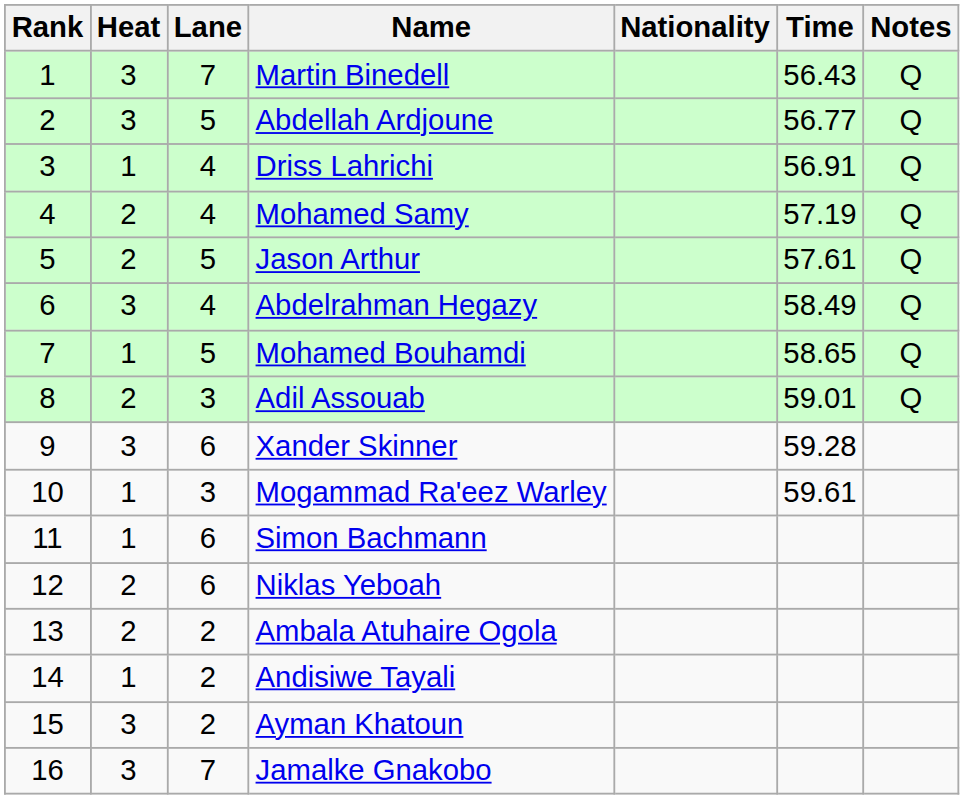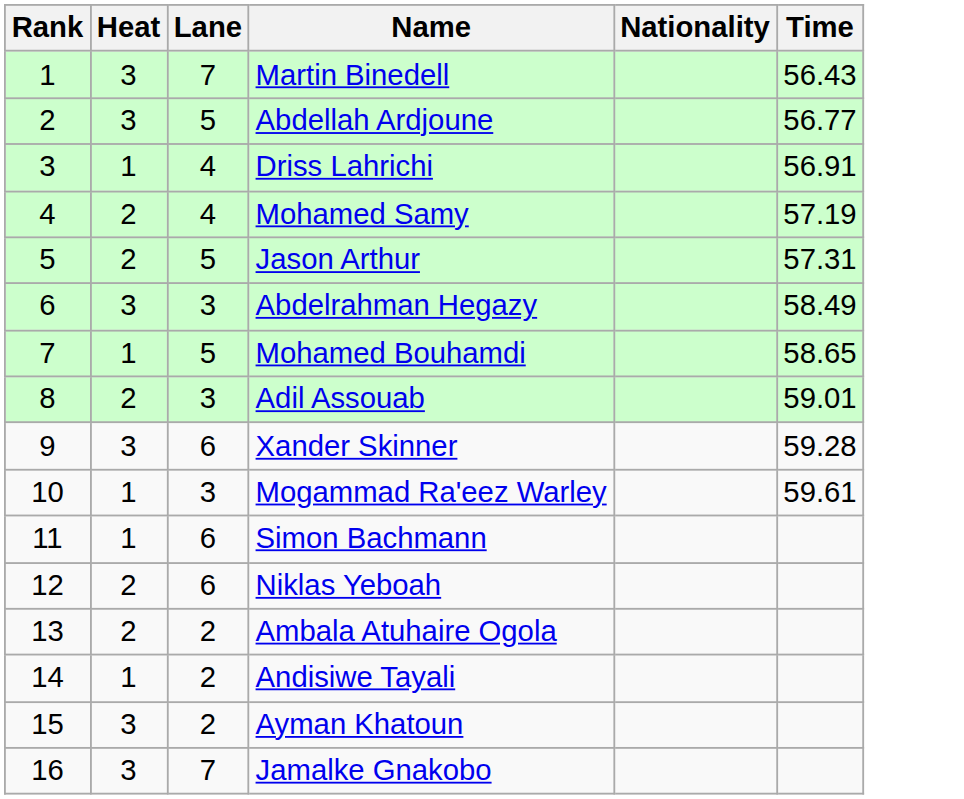- column: (911, 27)
(820, 259) 57.61 -> (820, 259) 57.31
(208, 306) 4 -> (208, 306) 3
